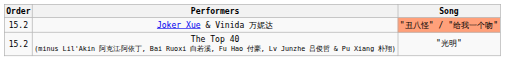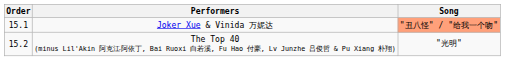(18, 25) 15.2 -> (18, 25) 15.1
